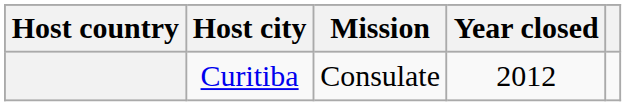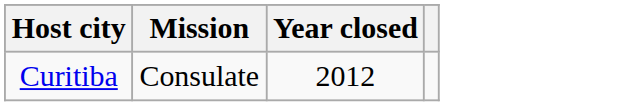- column: (95, 28)
